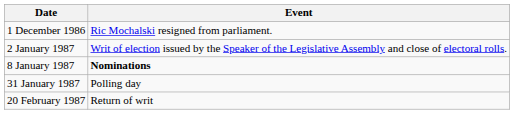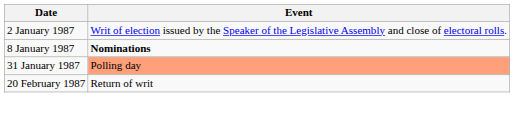- row: (46, 30)
(116, 83) no background -> (116, 65) lightsalmon background
